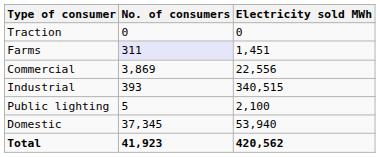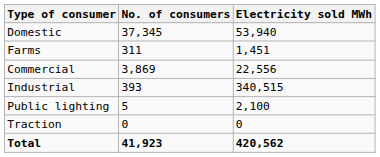rows swapped: (34, 124) <-> (34, 32)
(132, 51) lavender background -> (132, 51) no background
